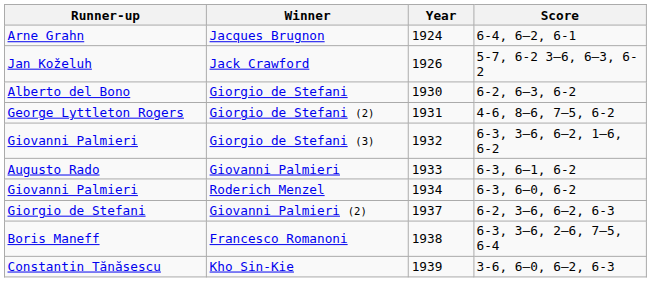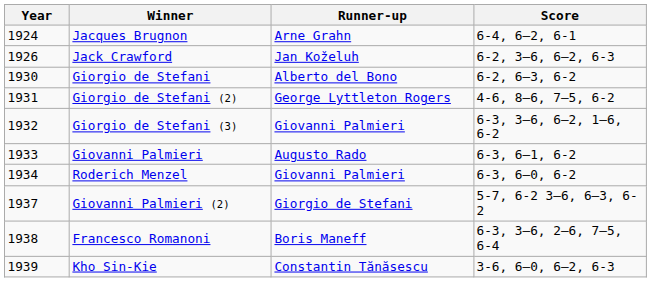columns swapped: (441, 15) <-> (106, 15)
(557, 64) 5-7, 6-2 3–6, 6–3, 6-2 -> (546, 56) 6-2, 3–6, 6–2, 6-3
(546, 210) 6-2, 3–6, 6–2, 6-3 -> (557, 203) 5-7, 6-2 3–6, 6–3, 6-2
